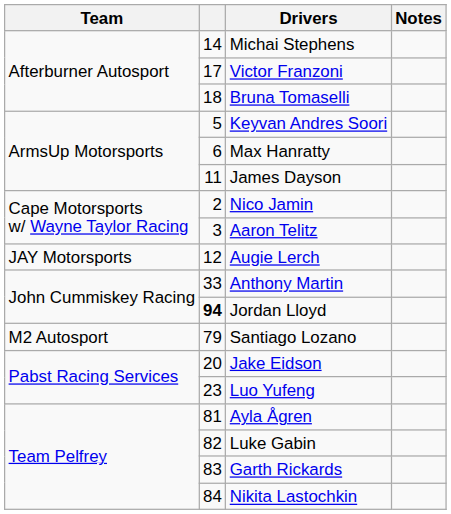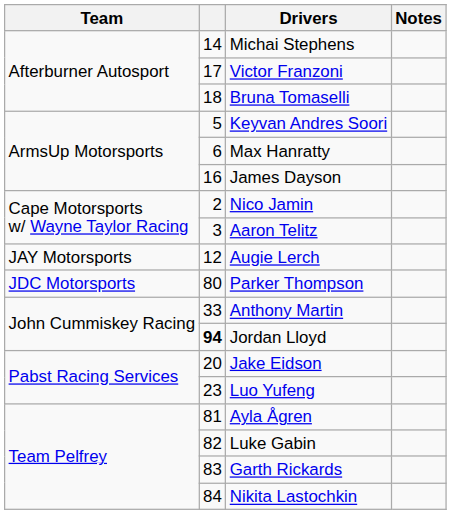(213, 177) 11 -> (212, 177) 16
+ row: (297, 283)
- row: (293, 336)
